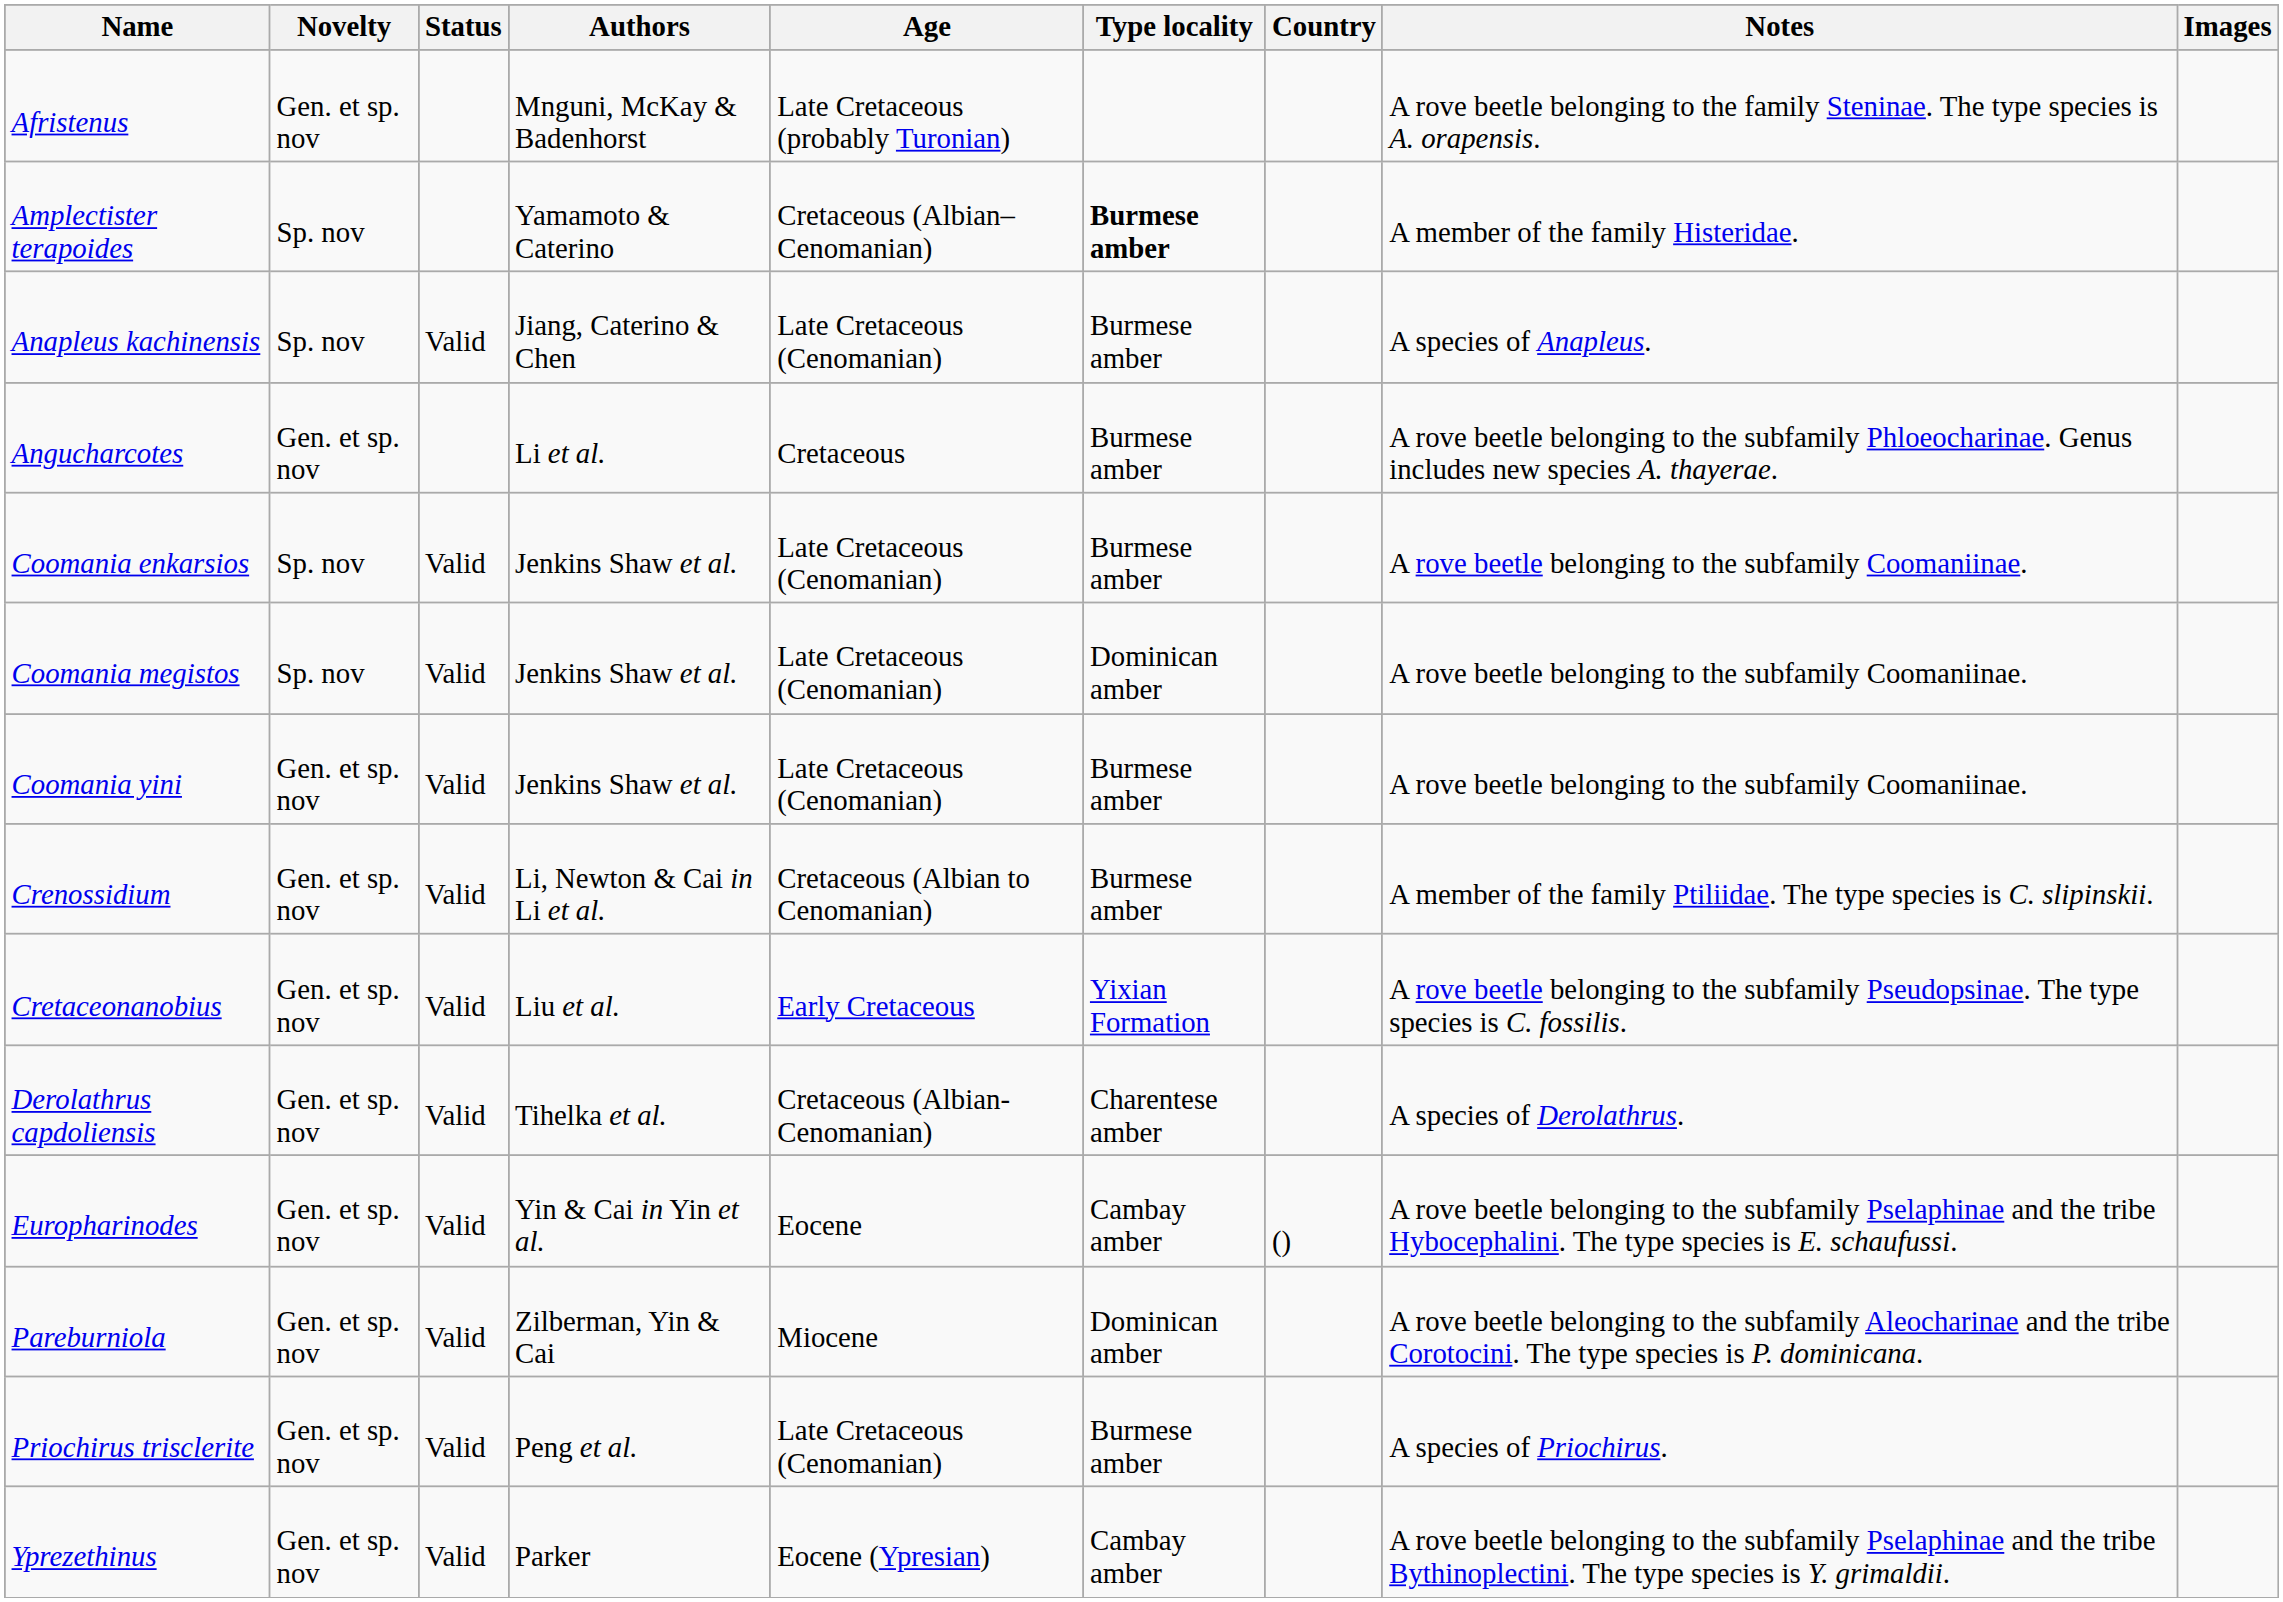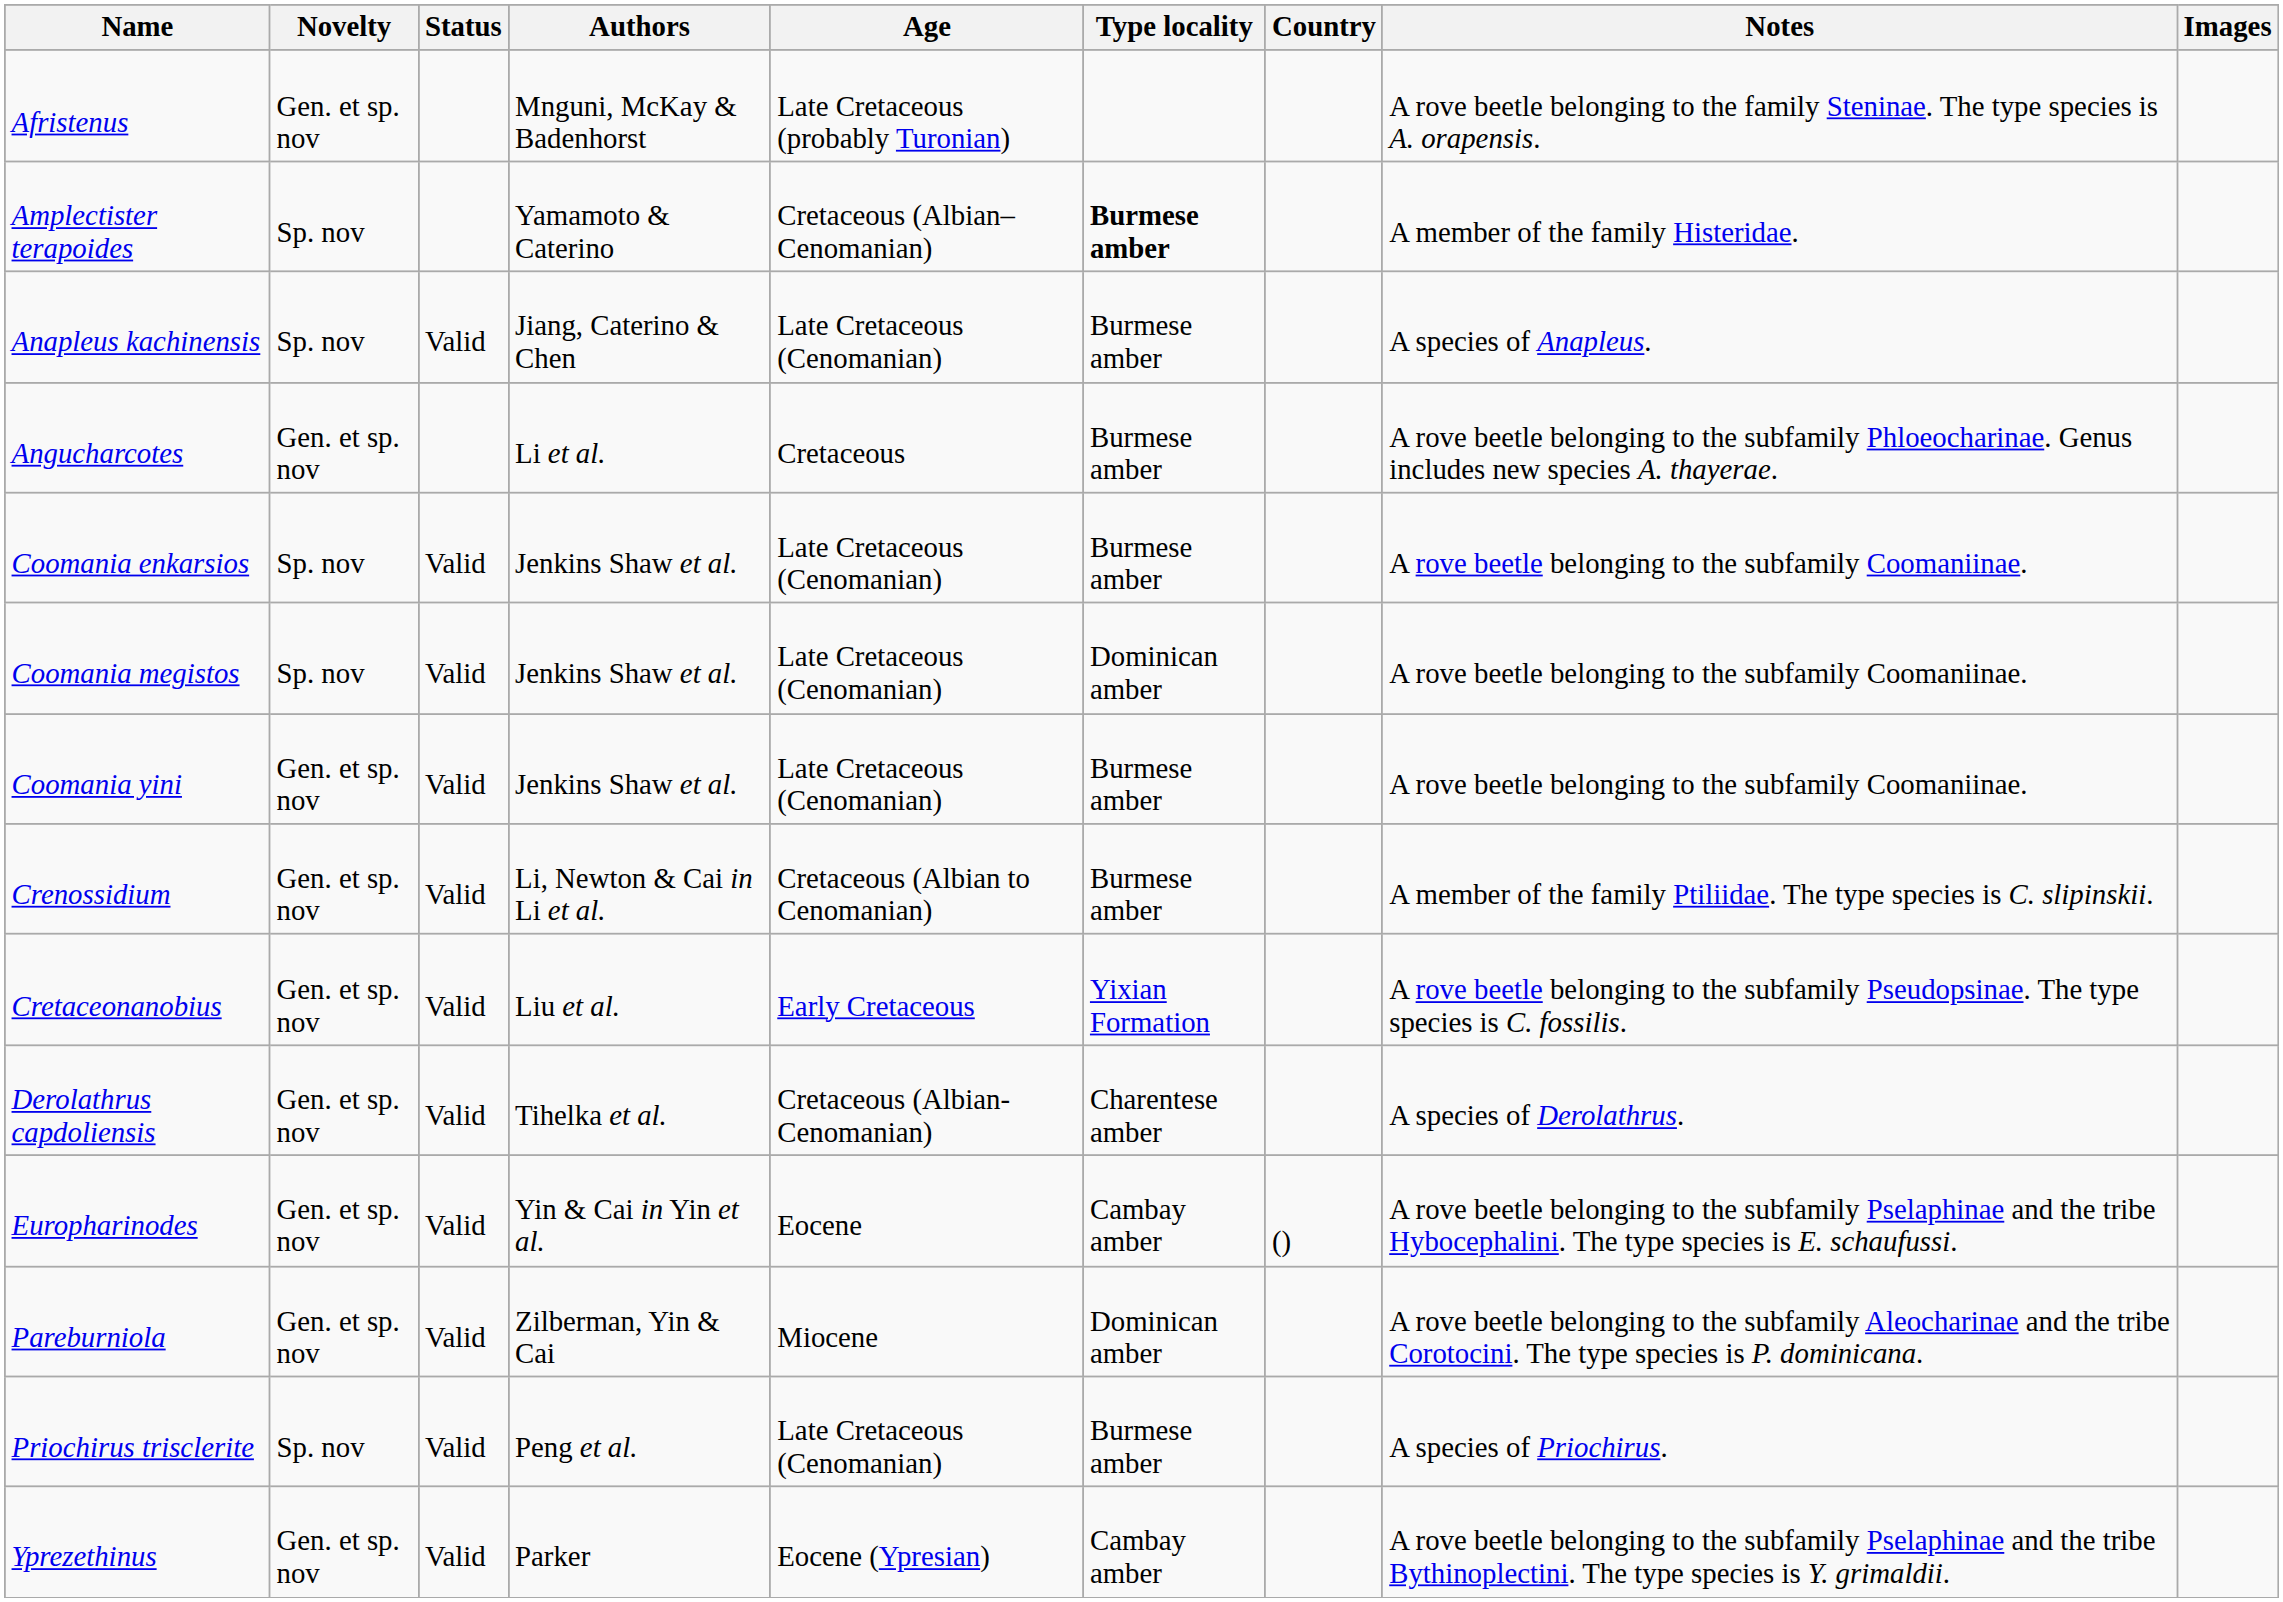(338, 1447) Gen. et sp. nov -> (321, 1447) Sp. nov
